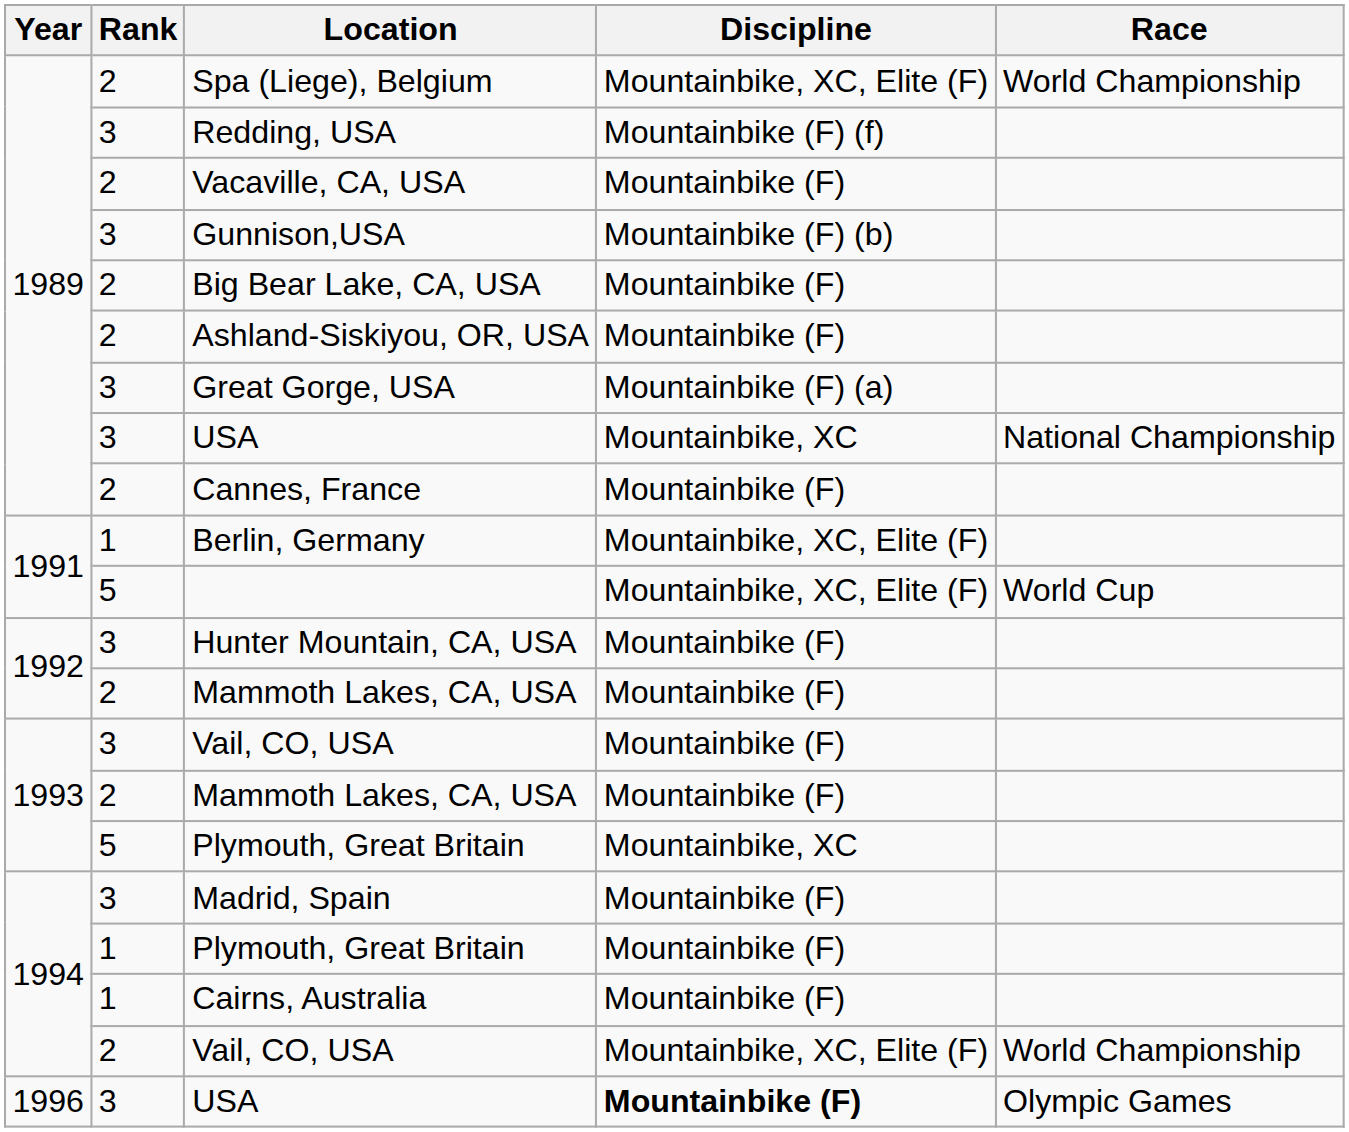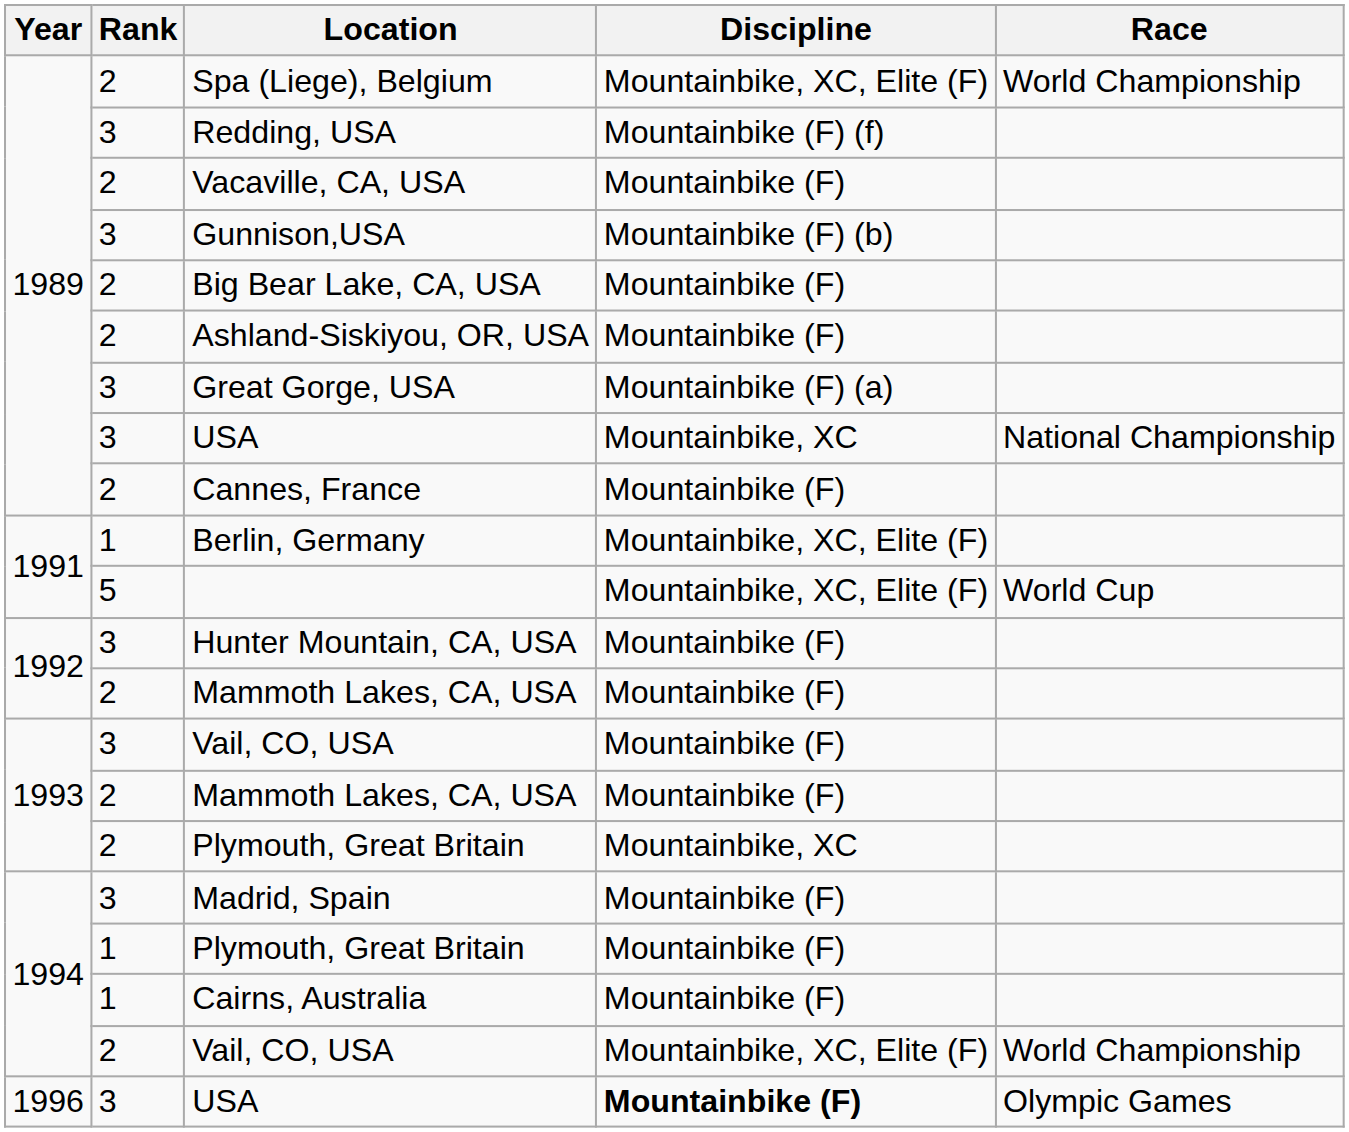(108, 846) 5 -> (108, 846) 2
